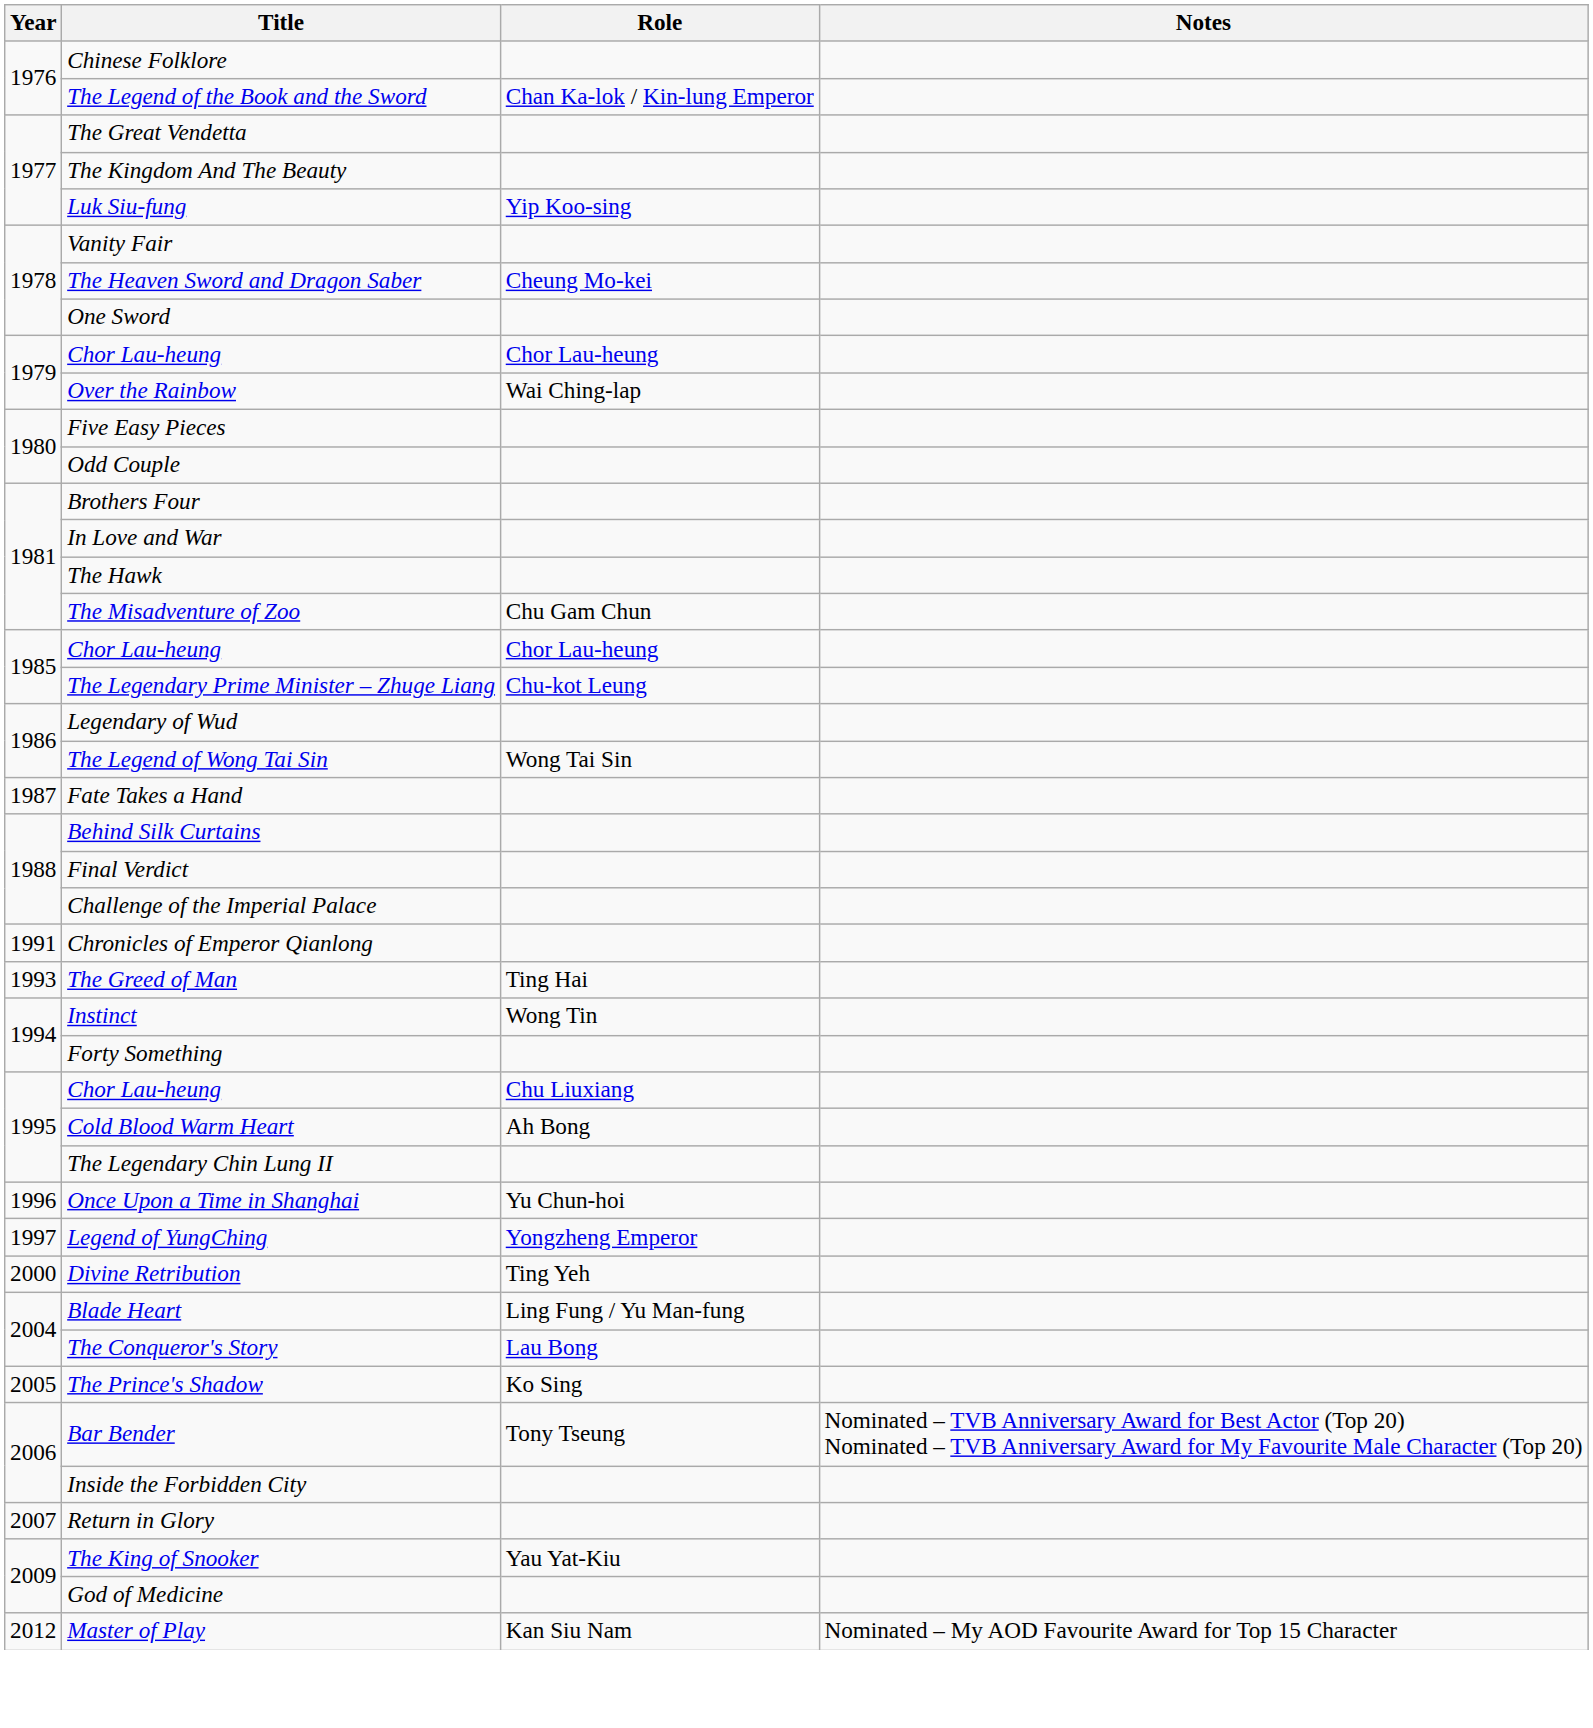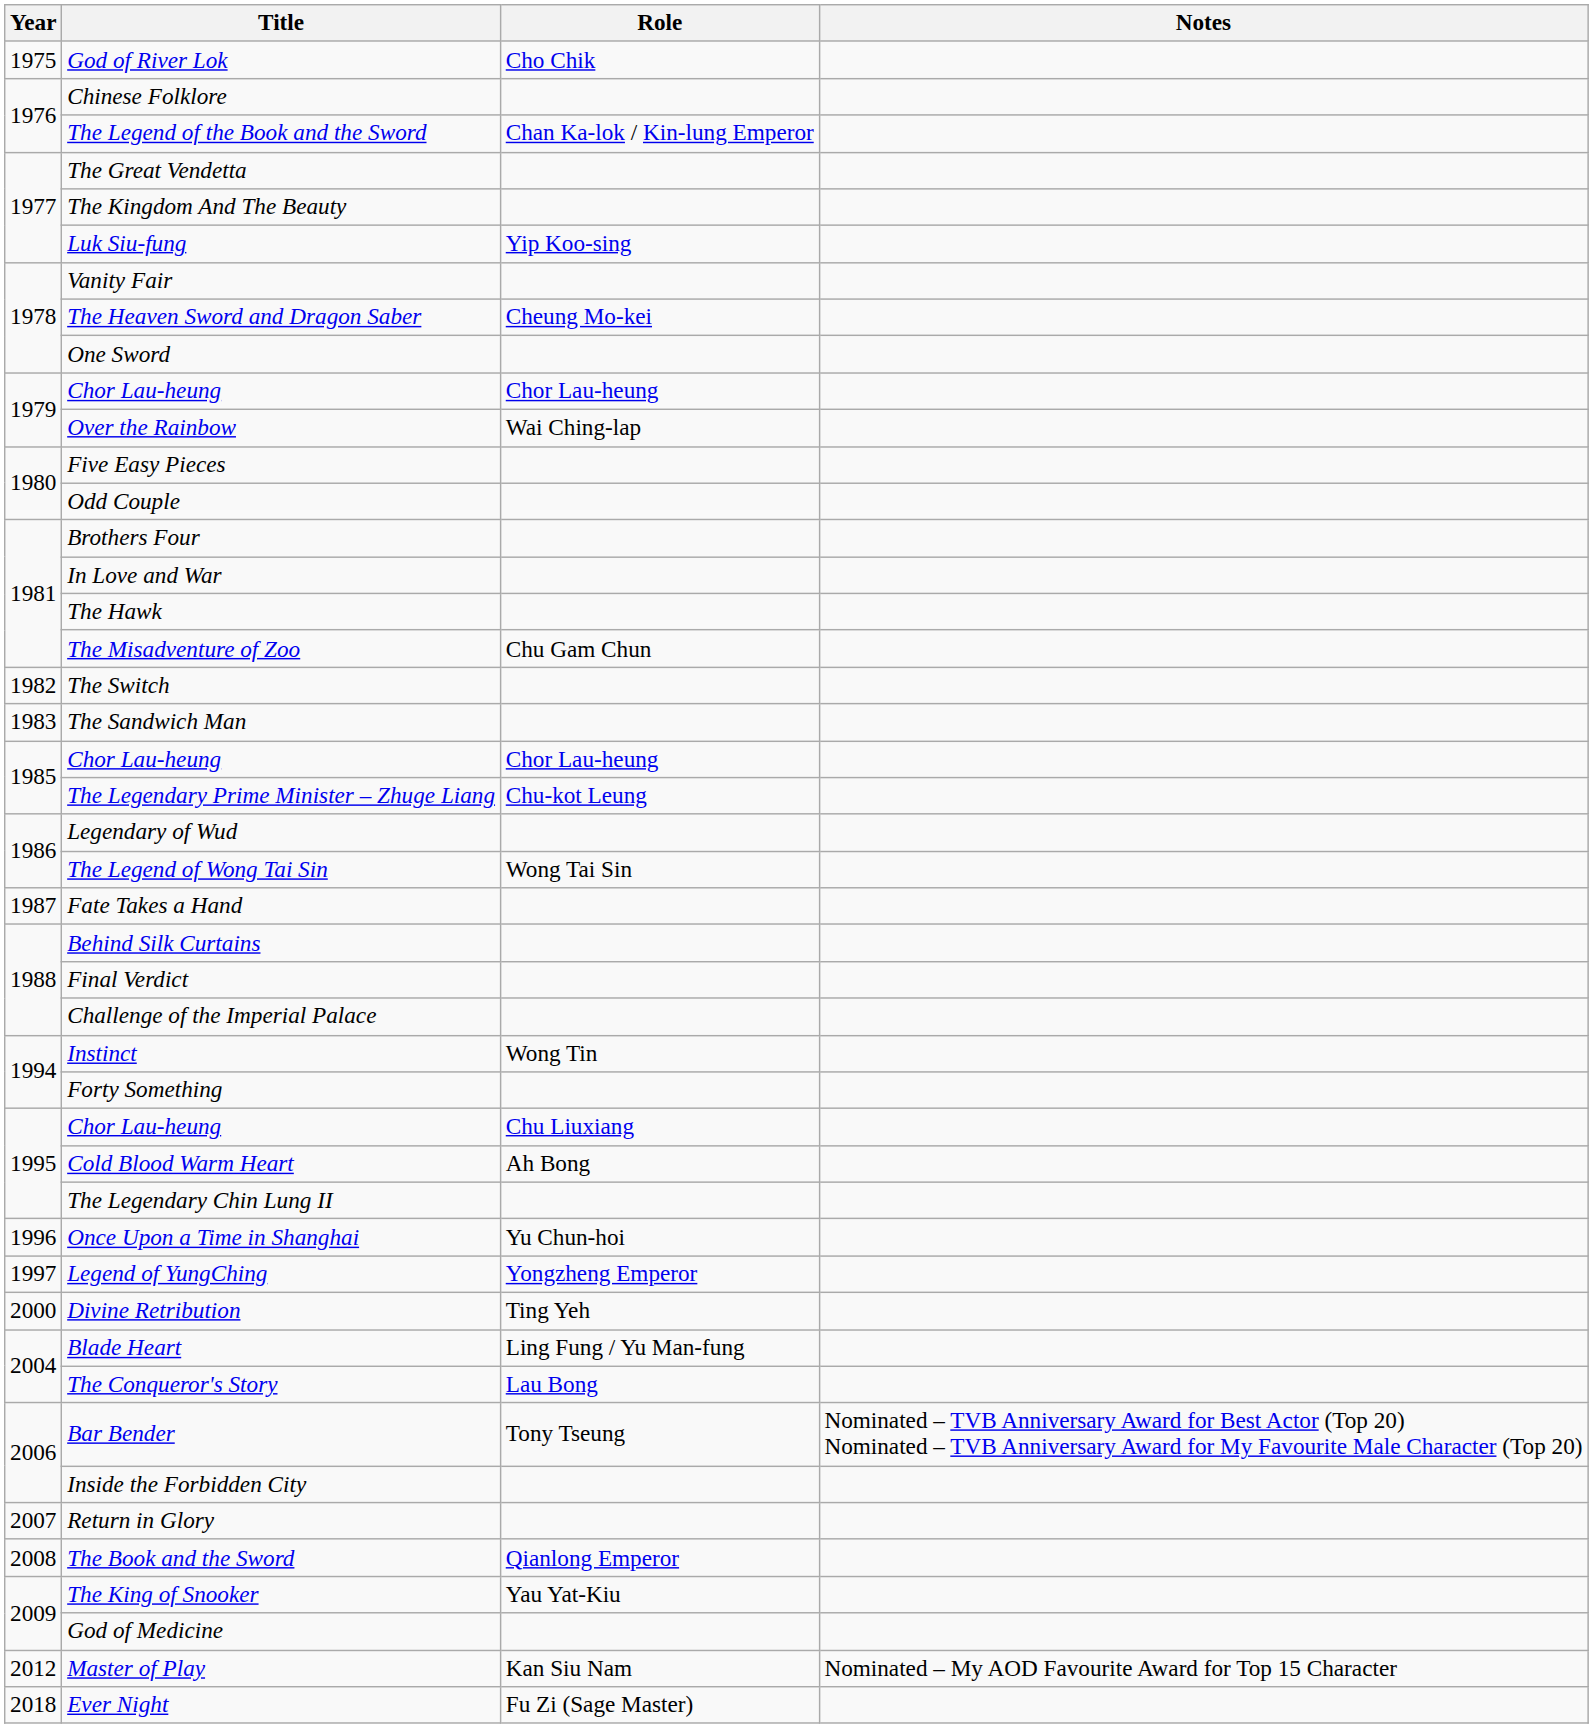+ row: (33, 59)
+ row: (33, 685)
+ row: (33, 721)
- row: (33, 942)
- row: (33, 979)
- row: (33, 1384)
+ row: (33, 1557)
+ row: (33, 1704)
